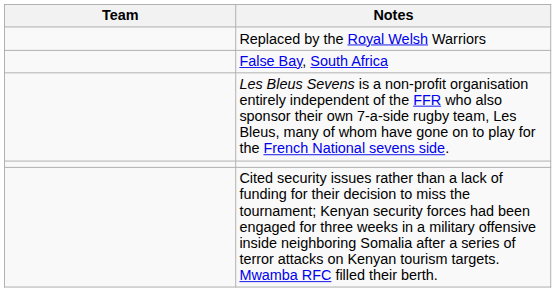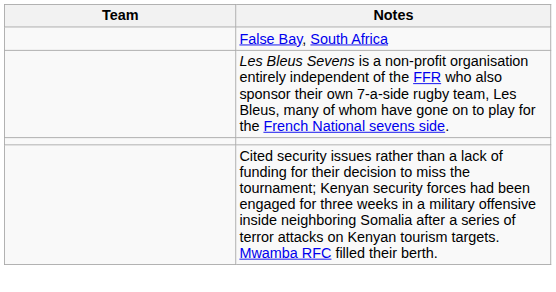- row: (363, 38)
